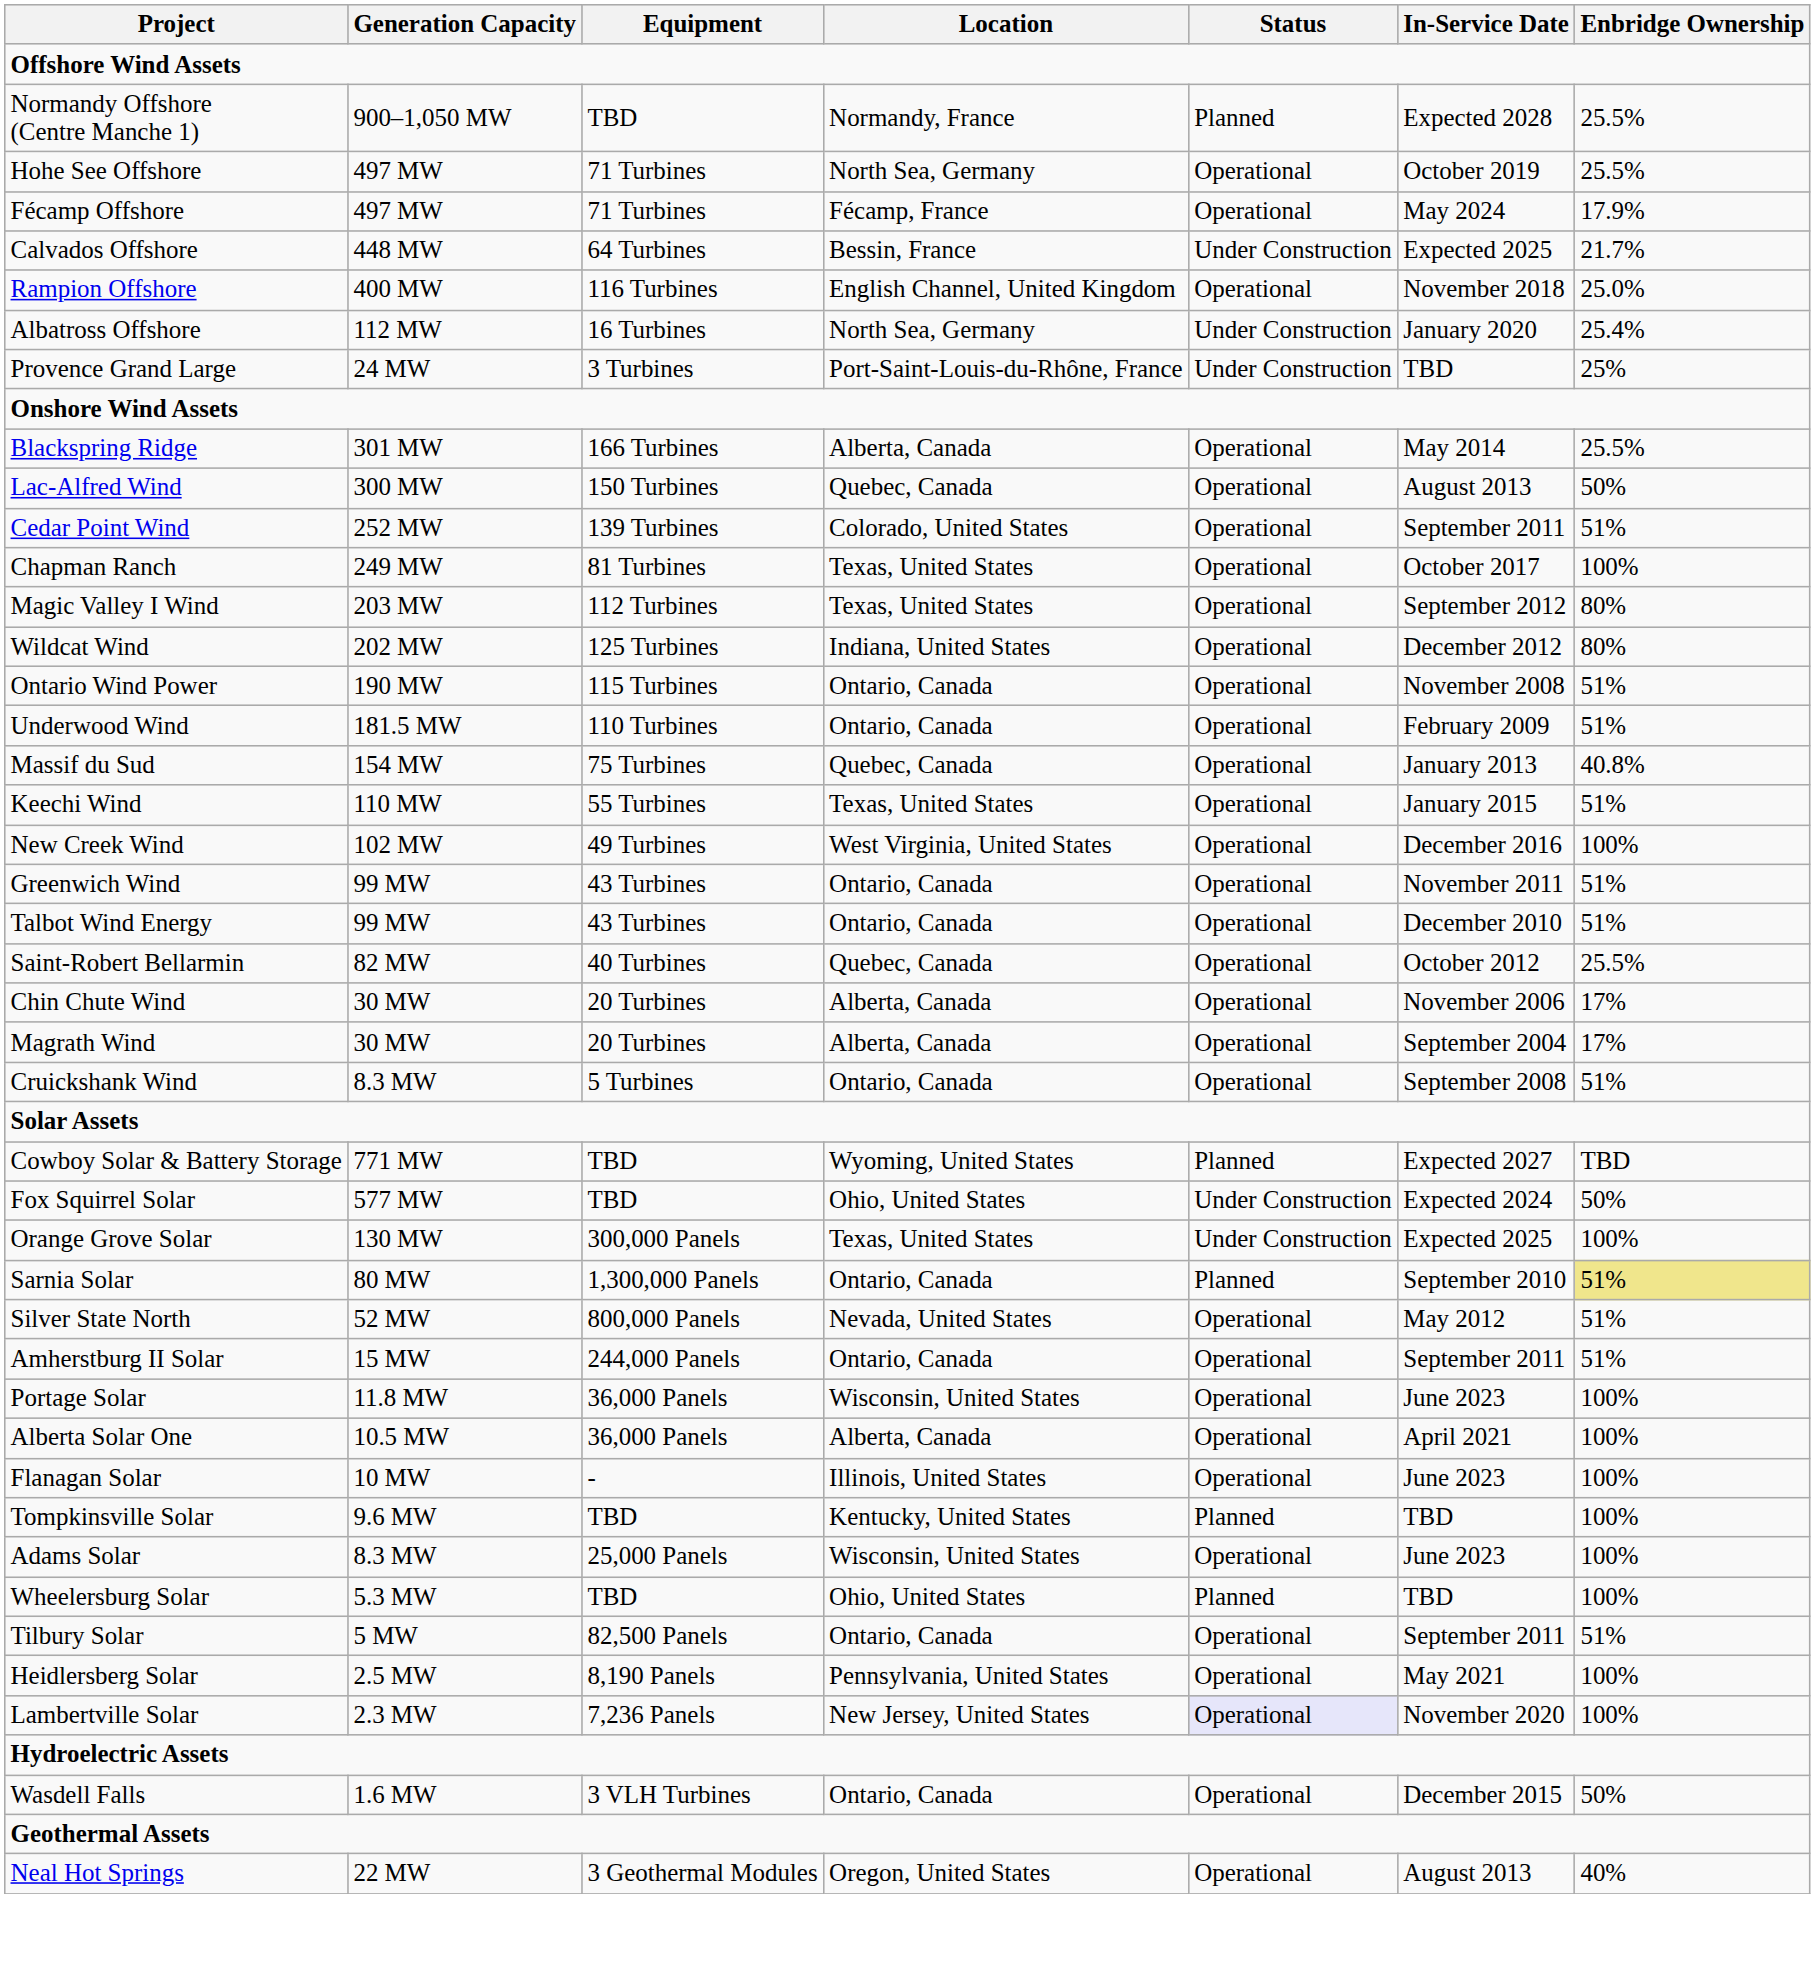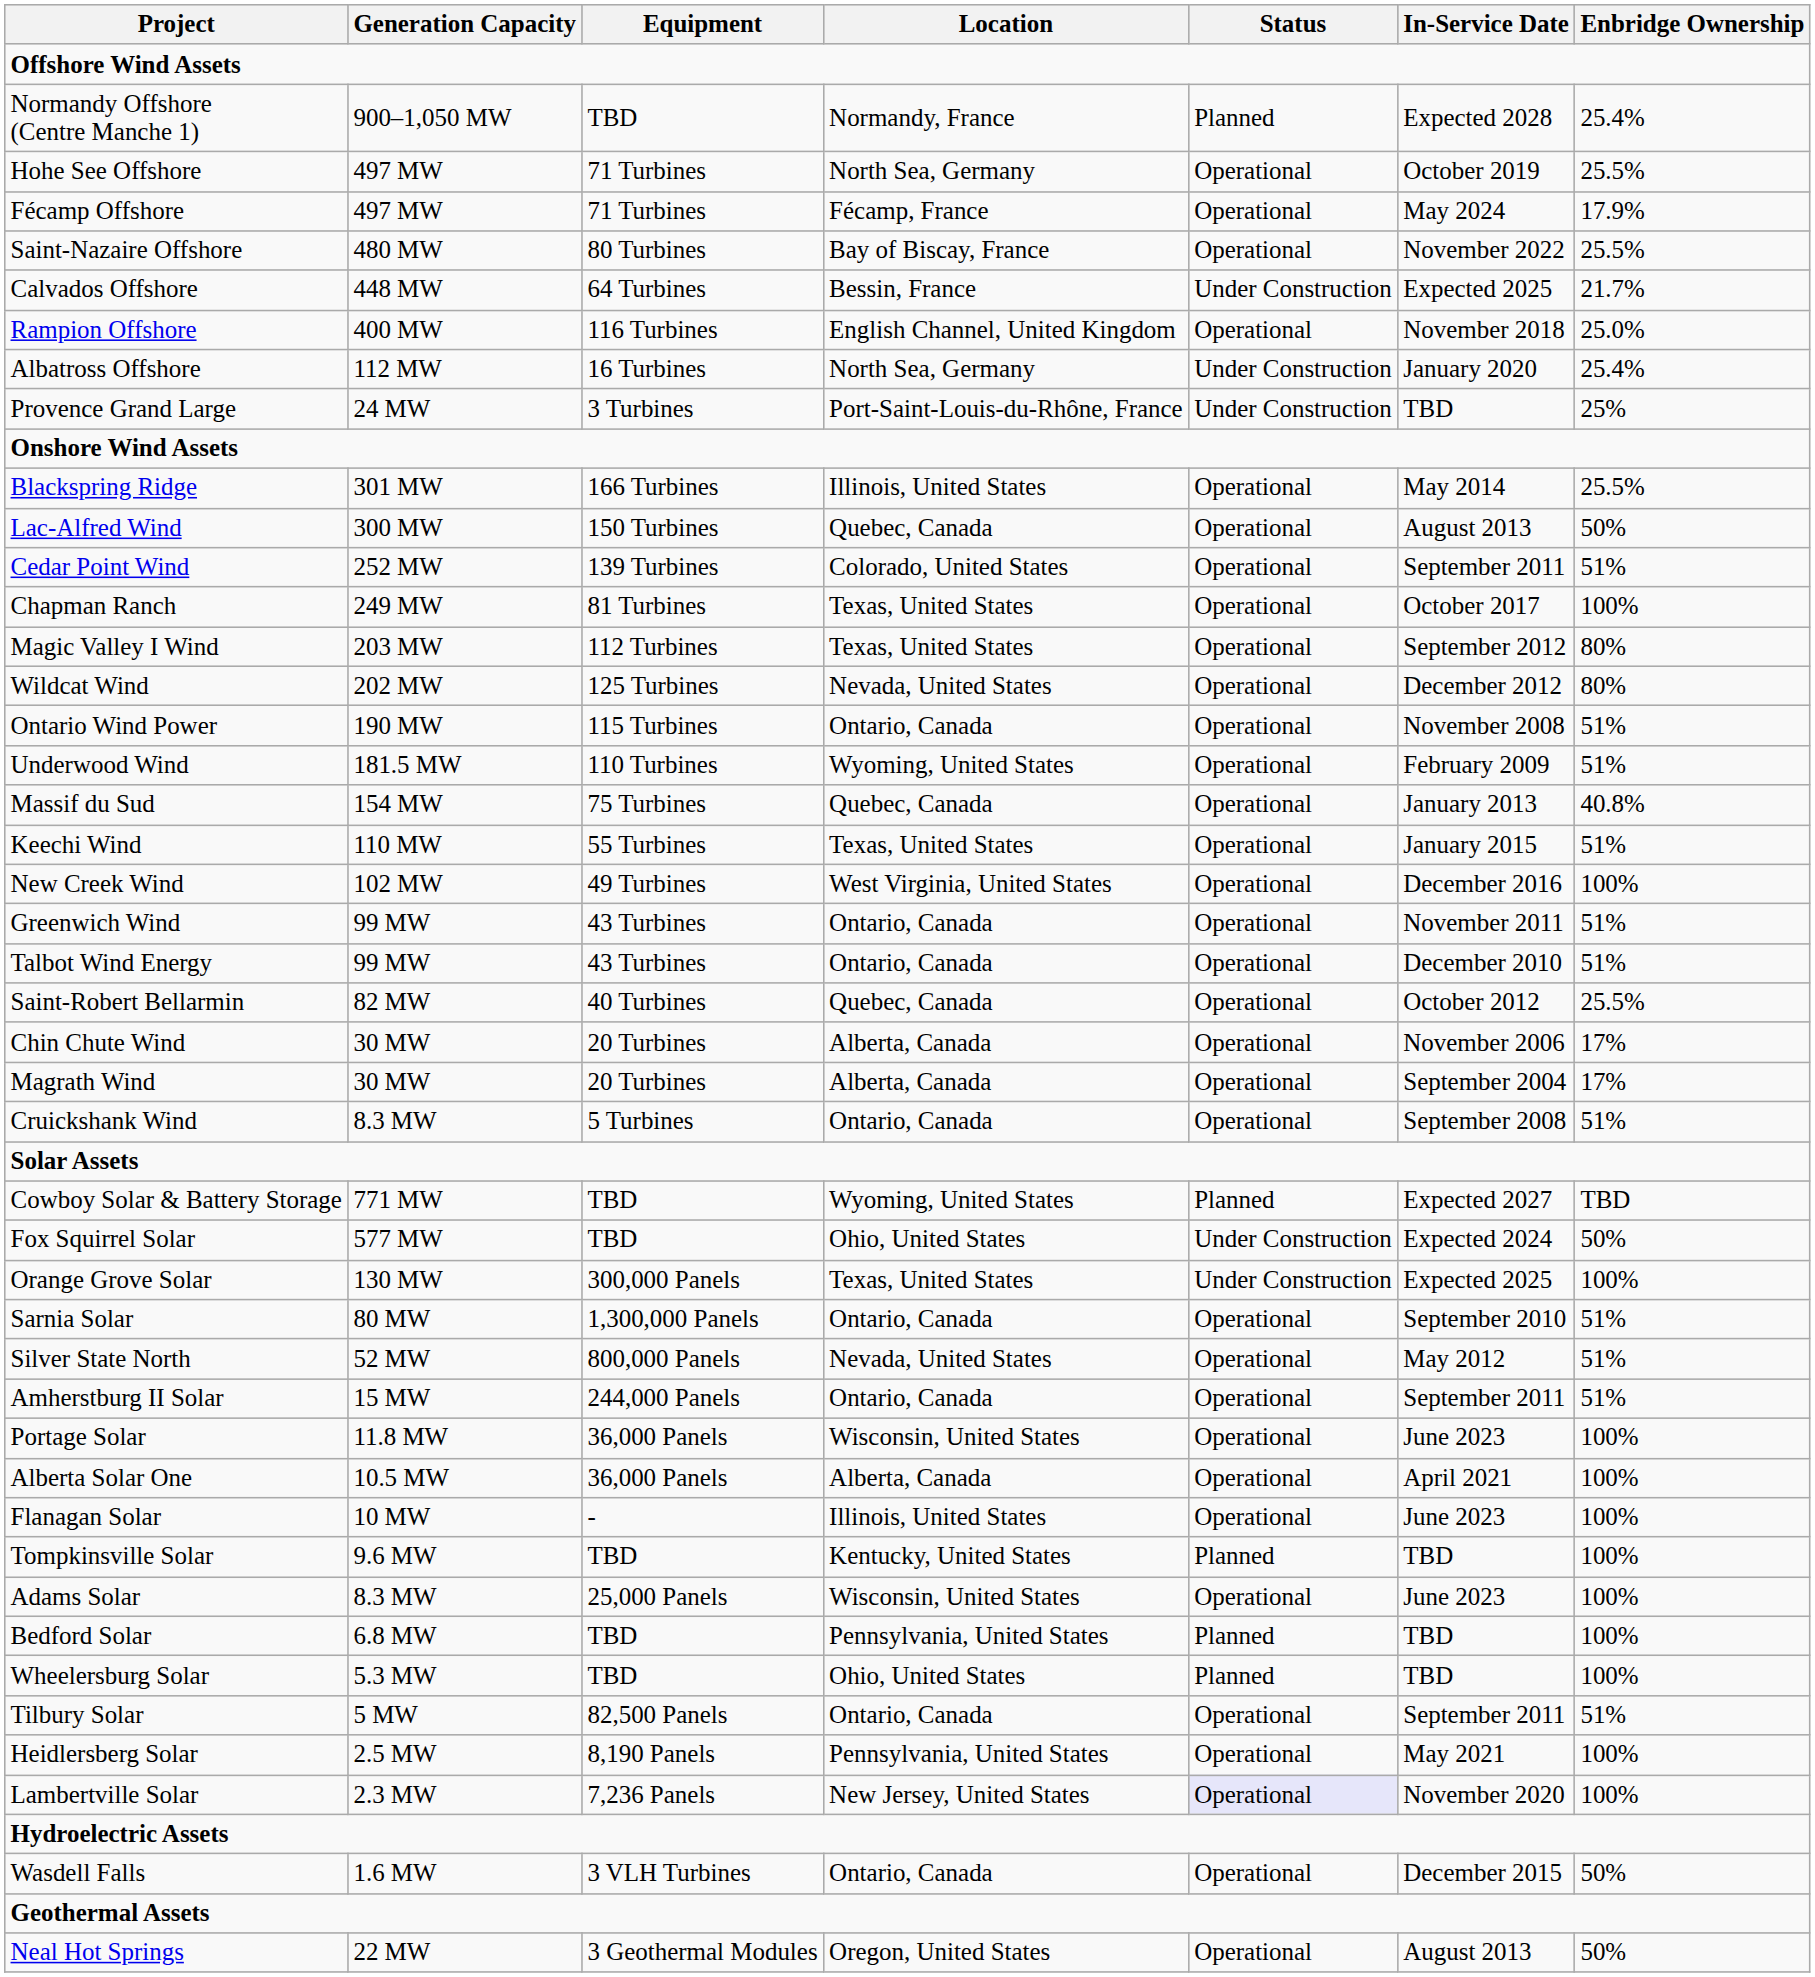(1613, 117) 25.5% -> (1613, 117) 25.4%
+ row: (126, 250)
(910, 448) Alberta, Canada -> (938, 487) Illinois, United States
(940, 646) Indiana, United States -> (940, 685) Nevada, United States
(911, 725) Ontario, Canada -> (951, 764) Wyoming, United States
(1234, 1279) Planned -> (1253, 1319) Operational
(1603, 1279) khaki background -> (1603, 1319) no background
+ row: (81, 1635)
(1603, 1873) 40% -> (1603, 1952) 50%
